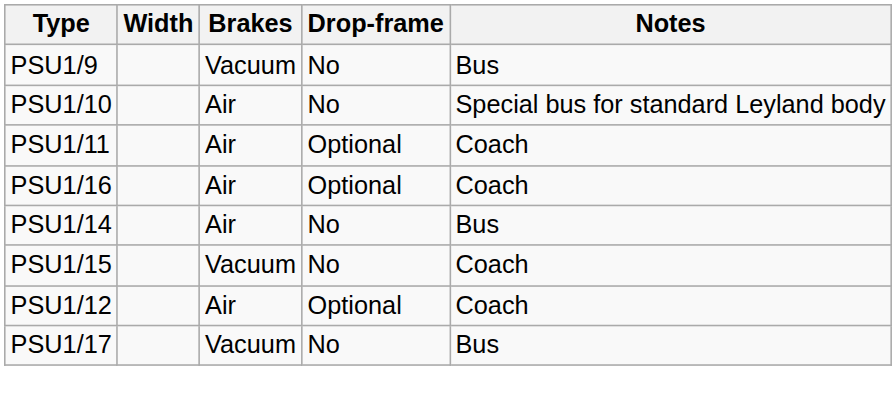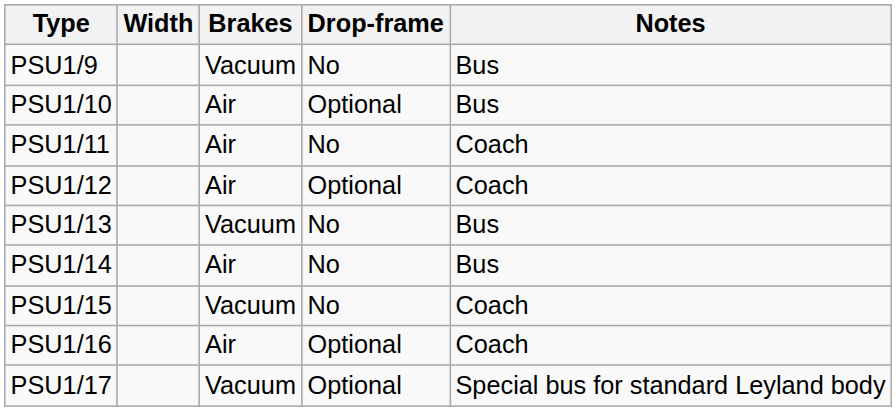(324, 104) No -> (355, 104) Optional
(671, 104) Special bus for standard Leyland body -> (477, 104) Bus
(355, 144) Optional -> (324, 144) No
rows swapped: (61, 305) <-> (61, 184)
+ row: (61, 225)
(324, 345) No -> (355, 385) Optional
(477, 345) Bus -> (671, 385) Special bus for standard Leyland body
